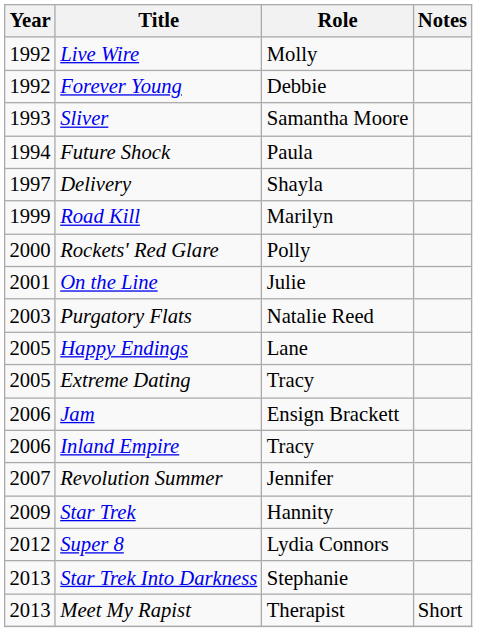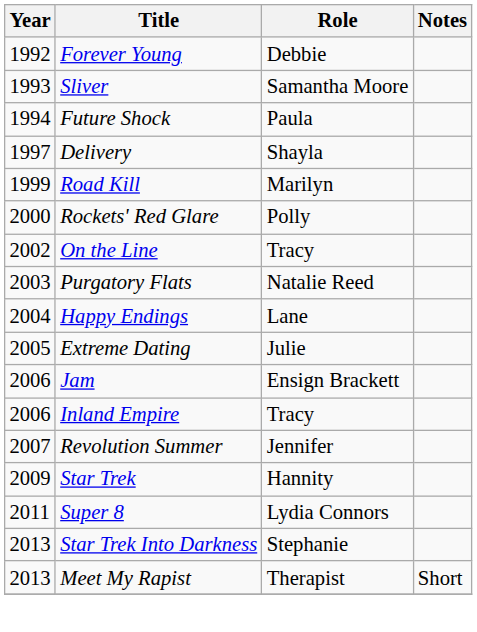- row: (100, 53)
(30, 282) 2001 -> (30, 250) 2002
(286, 282) Julie -> (290, 250) Tracy
(30, 348) 2005 -> (30, 315) 2004
(290, 380) Tracy -> (286, 348) Julie
(30, 544) 2012 -> (30, 511) 2011
